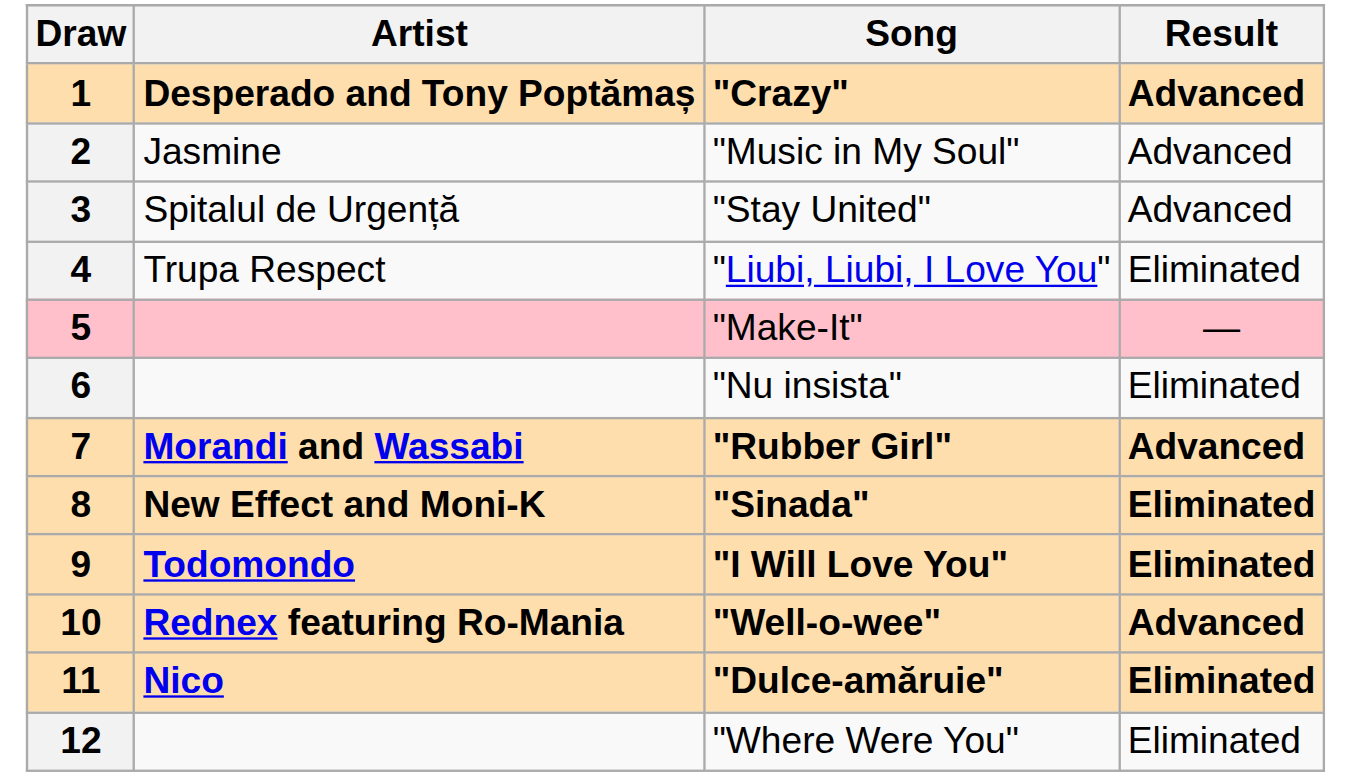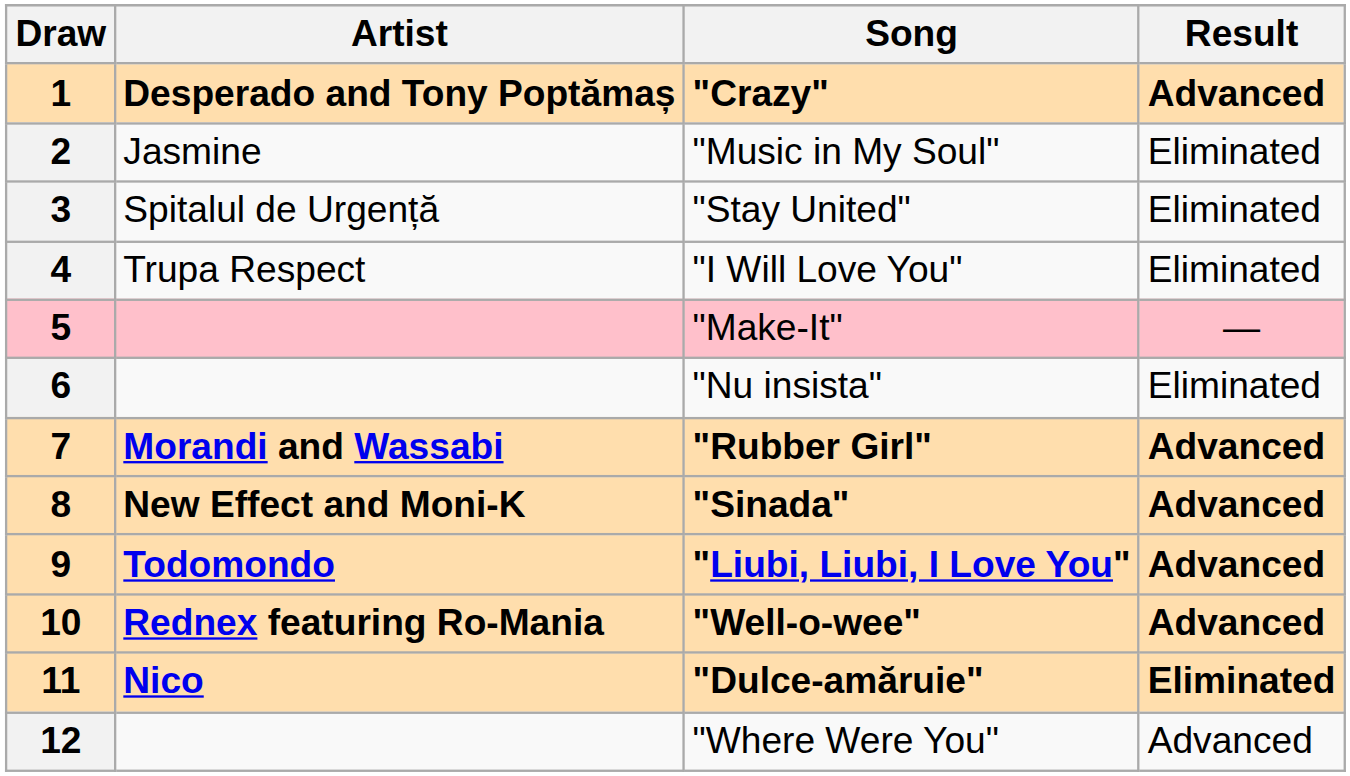(1210, 151) Advanced -> (1234, 151) Eliminated
(1210, 210) Advanced -> (1234, 210) Eliminated
(912, 269) "Liubi, Liubi, I Love You" -> (827, 269) "I Will Love You"
(1222, 504) Eliminated -> (1236, 504) Advanced
(860, 563) "I Will Love You" -> (912, 563) "Liubi, Liubi, I Love You"
(1222, 563) Eliminated -> (1236, 563) Advanced
(1214, 740) Eliminated -> (1230, 740) Advanced
